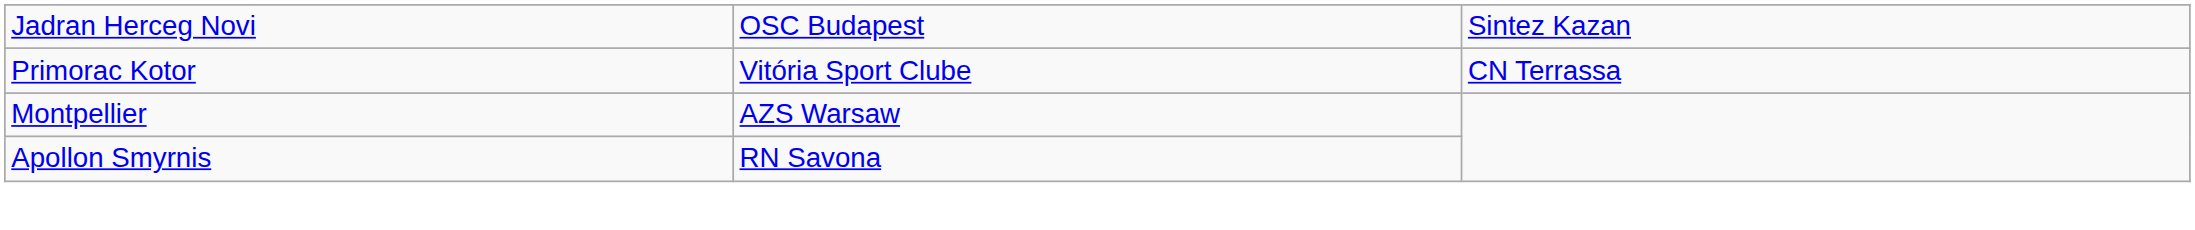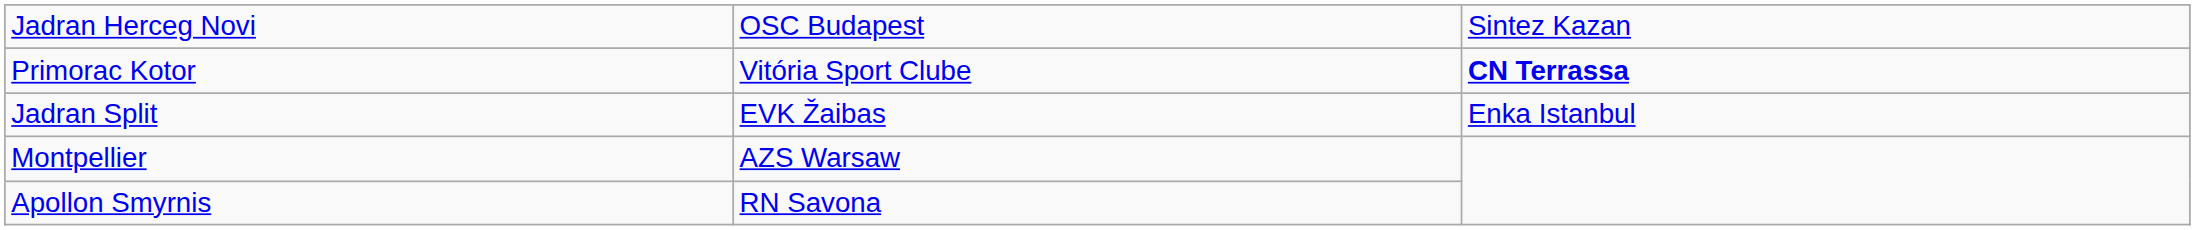(1545, 70) normal -> (1548, 70) bold
+ row: (84, 114)
